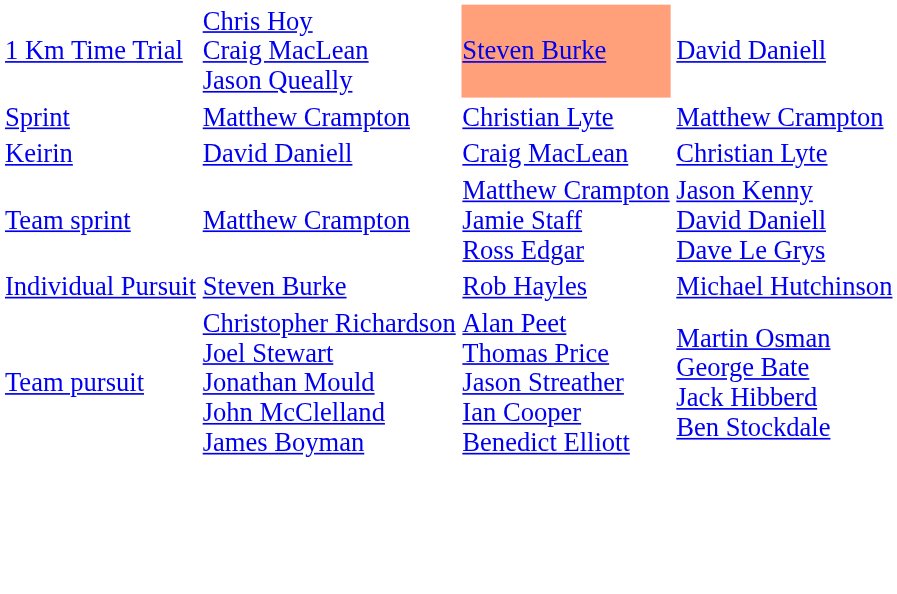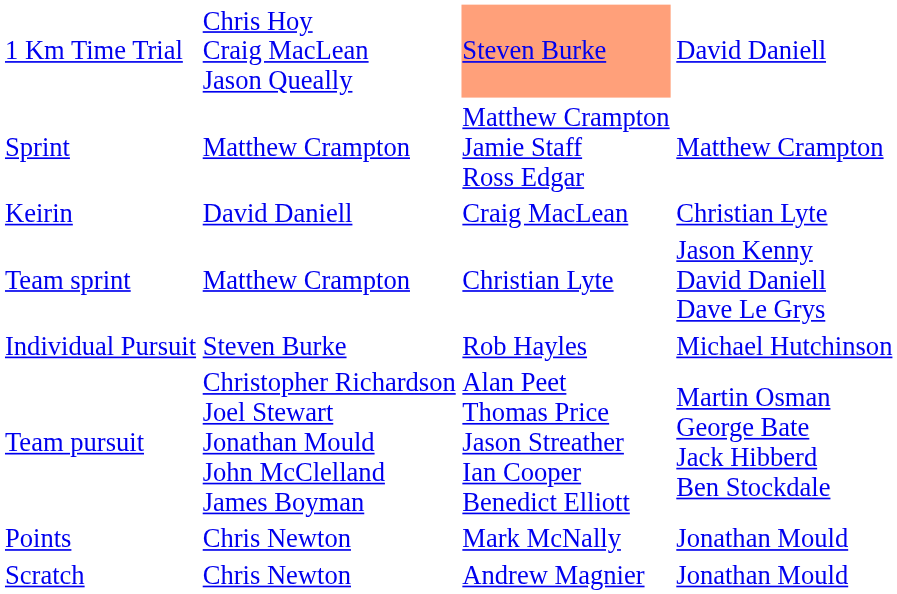(538, 117) Christian Lyte -> (566, 147) Matthew Crampton Jamie Staff Ross Edgar
(566, 220) Matthew Crampton Jamie Staff Ross Edgar -> (538, 279) Christian Lyte
+ row: (38, 538)
+ row: (45, 575)
